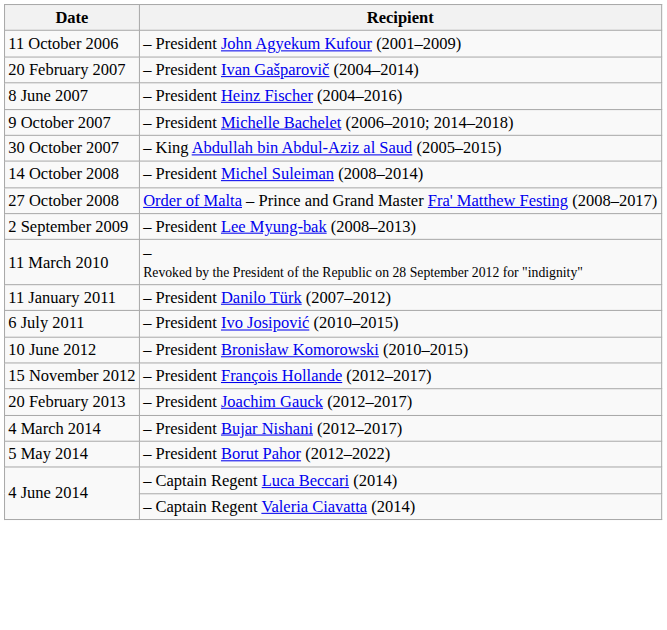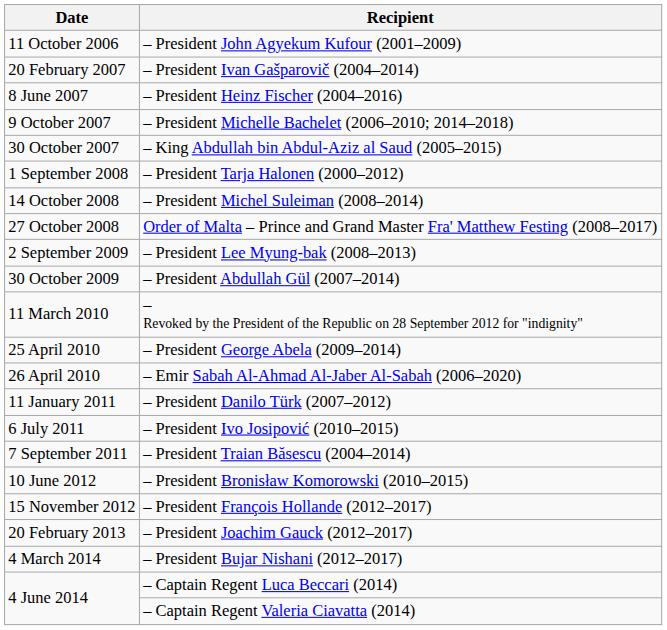+ row: (273, 174)
+ row: (271, 278)
+ row: (272, 349)
+ row: (332, 375)
+ row: (277, 454)
- row: (267, 454)
